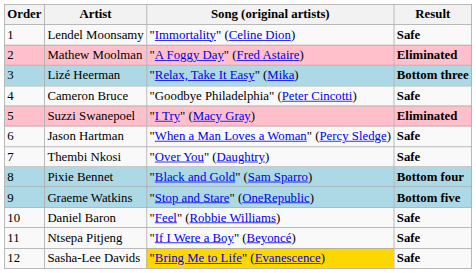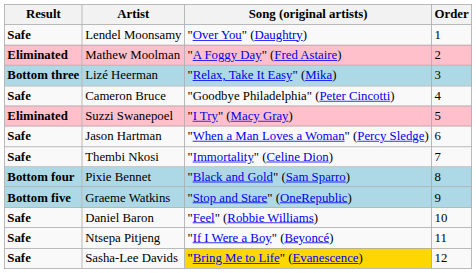columns swapped: (24, 14) <-> (433, 14)
(222, 34) "Immortality" (Celine Dion) -> (247, 34) "Over You" (Daughtry)
(209, 156) "Over You" (Daughtry) -> (260, 156) "Immortality" (Celine Dion)
